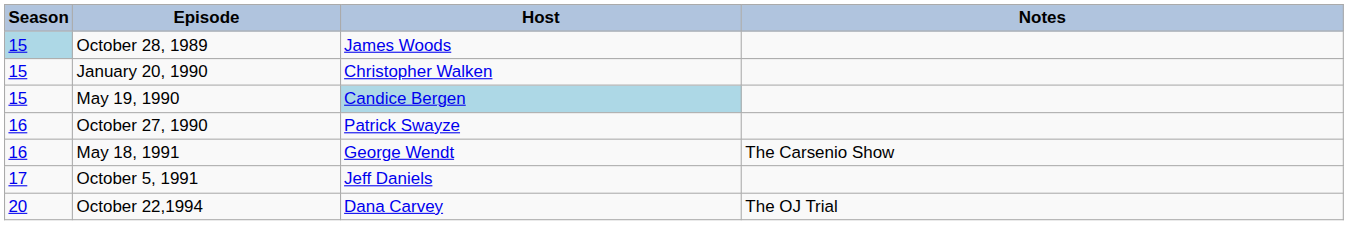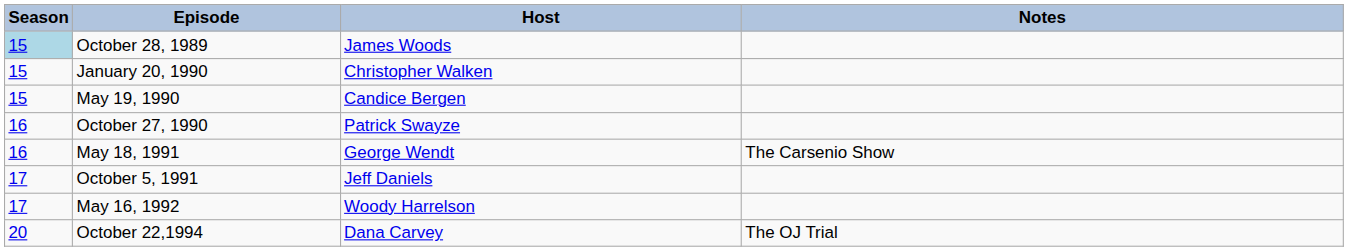(405, 98) lightblue background -> (405, 98) no background
+ row: (128, 206)
